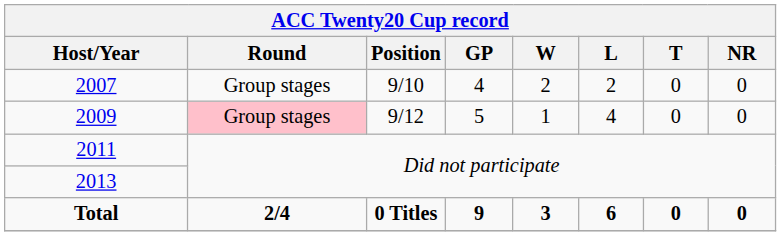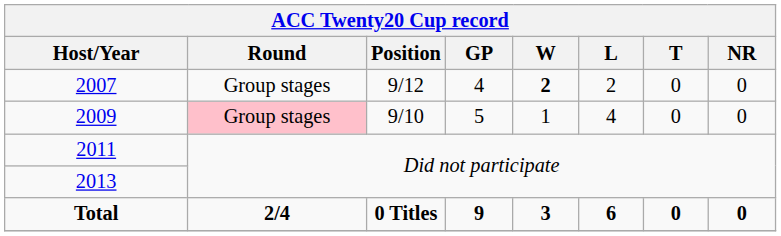(406, 85) 9/10 -> (406, 85) 9/12
(546, 85) normal -> (546, 85) bold
(406, 117) 9/12 -> (406, 117) 9/10
